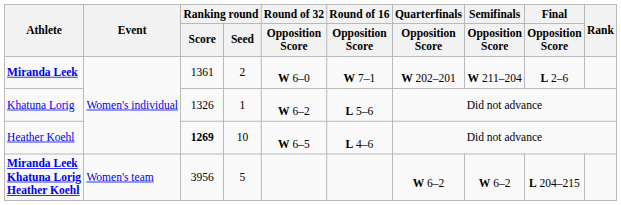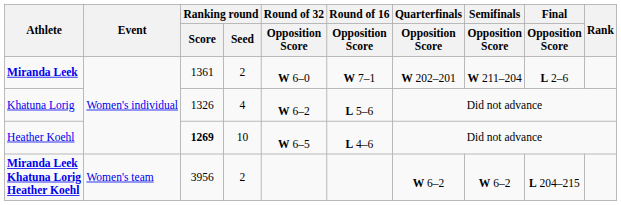(242, 105) 1 -> (242, 105) 4
(242, 177) 5 -> (242, 177) 2
